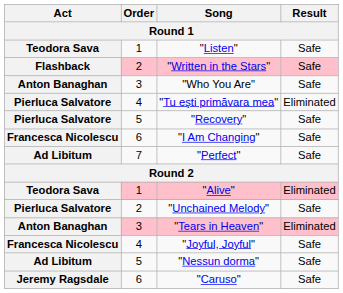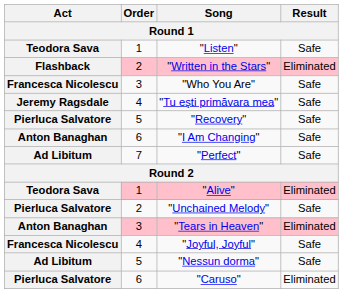(309, 66) Safe -> (309, 66) Eliminated
(63, 84) Anton Banaghan -> (63, 84) Francesca Nicolescu
(63, 102) Pierluca Salvatore -> (63, 102) Jeremy Ragsdale
(309, 102) Eliminated -> (309, 102) Safe
(63, 137) Francesca Nicolescu -> (63, 137) Anton Banaghan
(63, 279) Jeremy Ragsdale -> (63, 279) Pierluca Salvatore
(309, 279) Safe -> (309, 279) Eliminated
